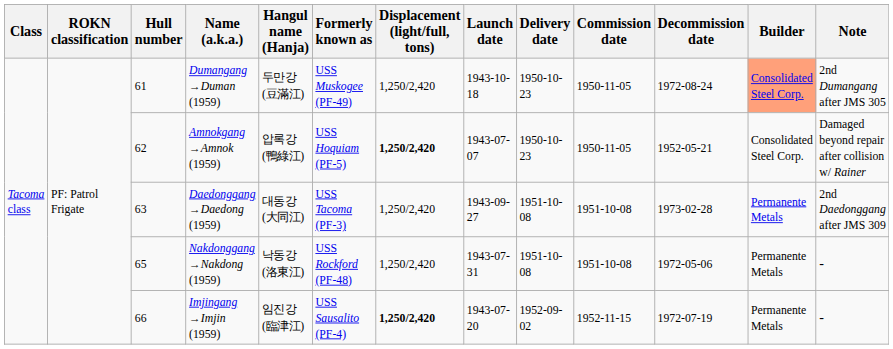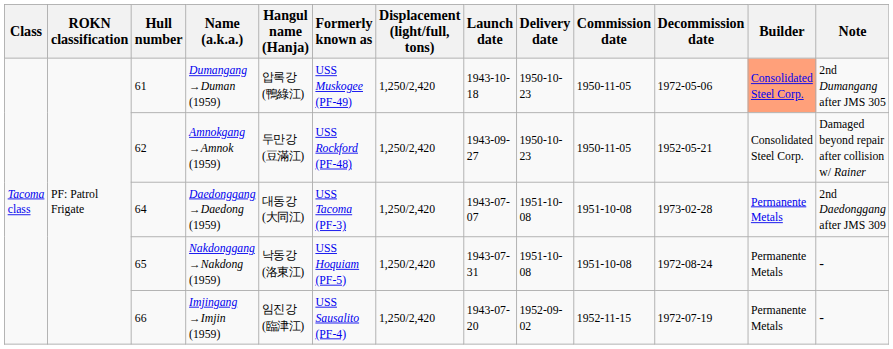(283, 85) 두만강 (豆滿江) -> (283, 85) 압록강 (鴨綠江)
(685, 86) 1972-08-24 -> (685, 86) 1972-05-06
(283, 147) 압록강 (鴨綠江) -> (283, 147) 두만강 (豆滿江)
(337, 147) USS Hoquiam (PF-5) -> (337, 147) USS Rockford (PF-48)
(407, 147) bold -> (407, 148) normal
(488, 148) 1943-07-07 -> (488, 148) 1943-09-27
(141, 210) 63 -> (141, 210) 64
(488, 210) 1943-09-27 -> (488, 210) 1943-07-07
(337, 263) USS Rockford (PF-48) -> (337, 263) USS Hoquiam (PF-5)
(685, 264) 1972-05-06 -> (685, 264) 1972-08-24
(407, 317) bold -> (407, 318) normal
